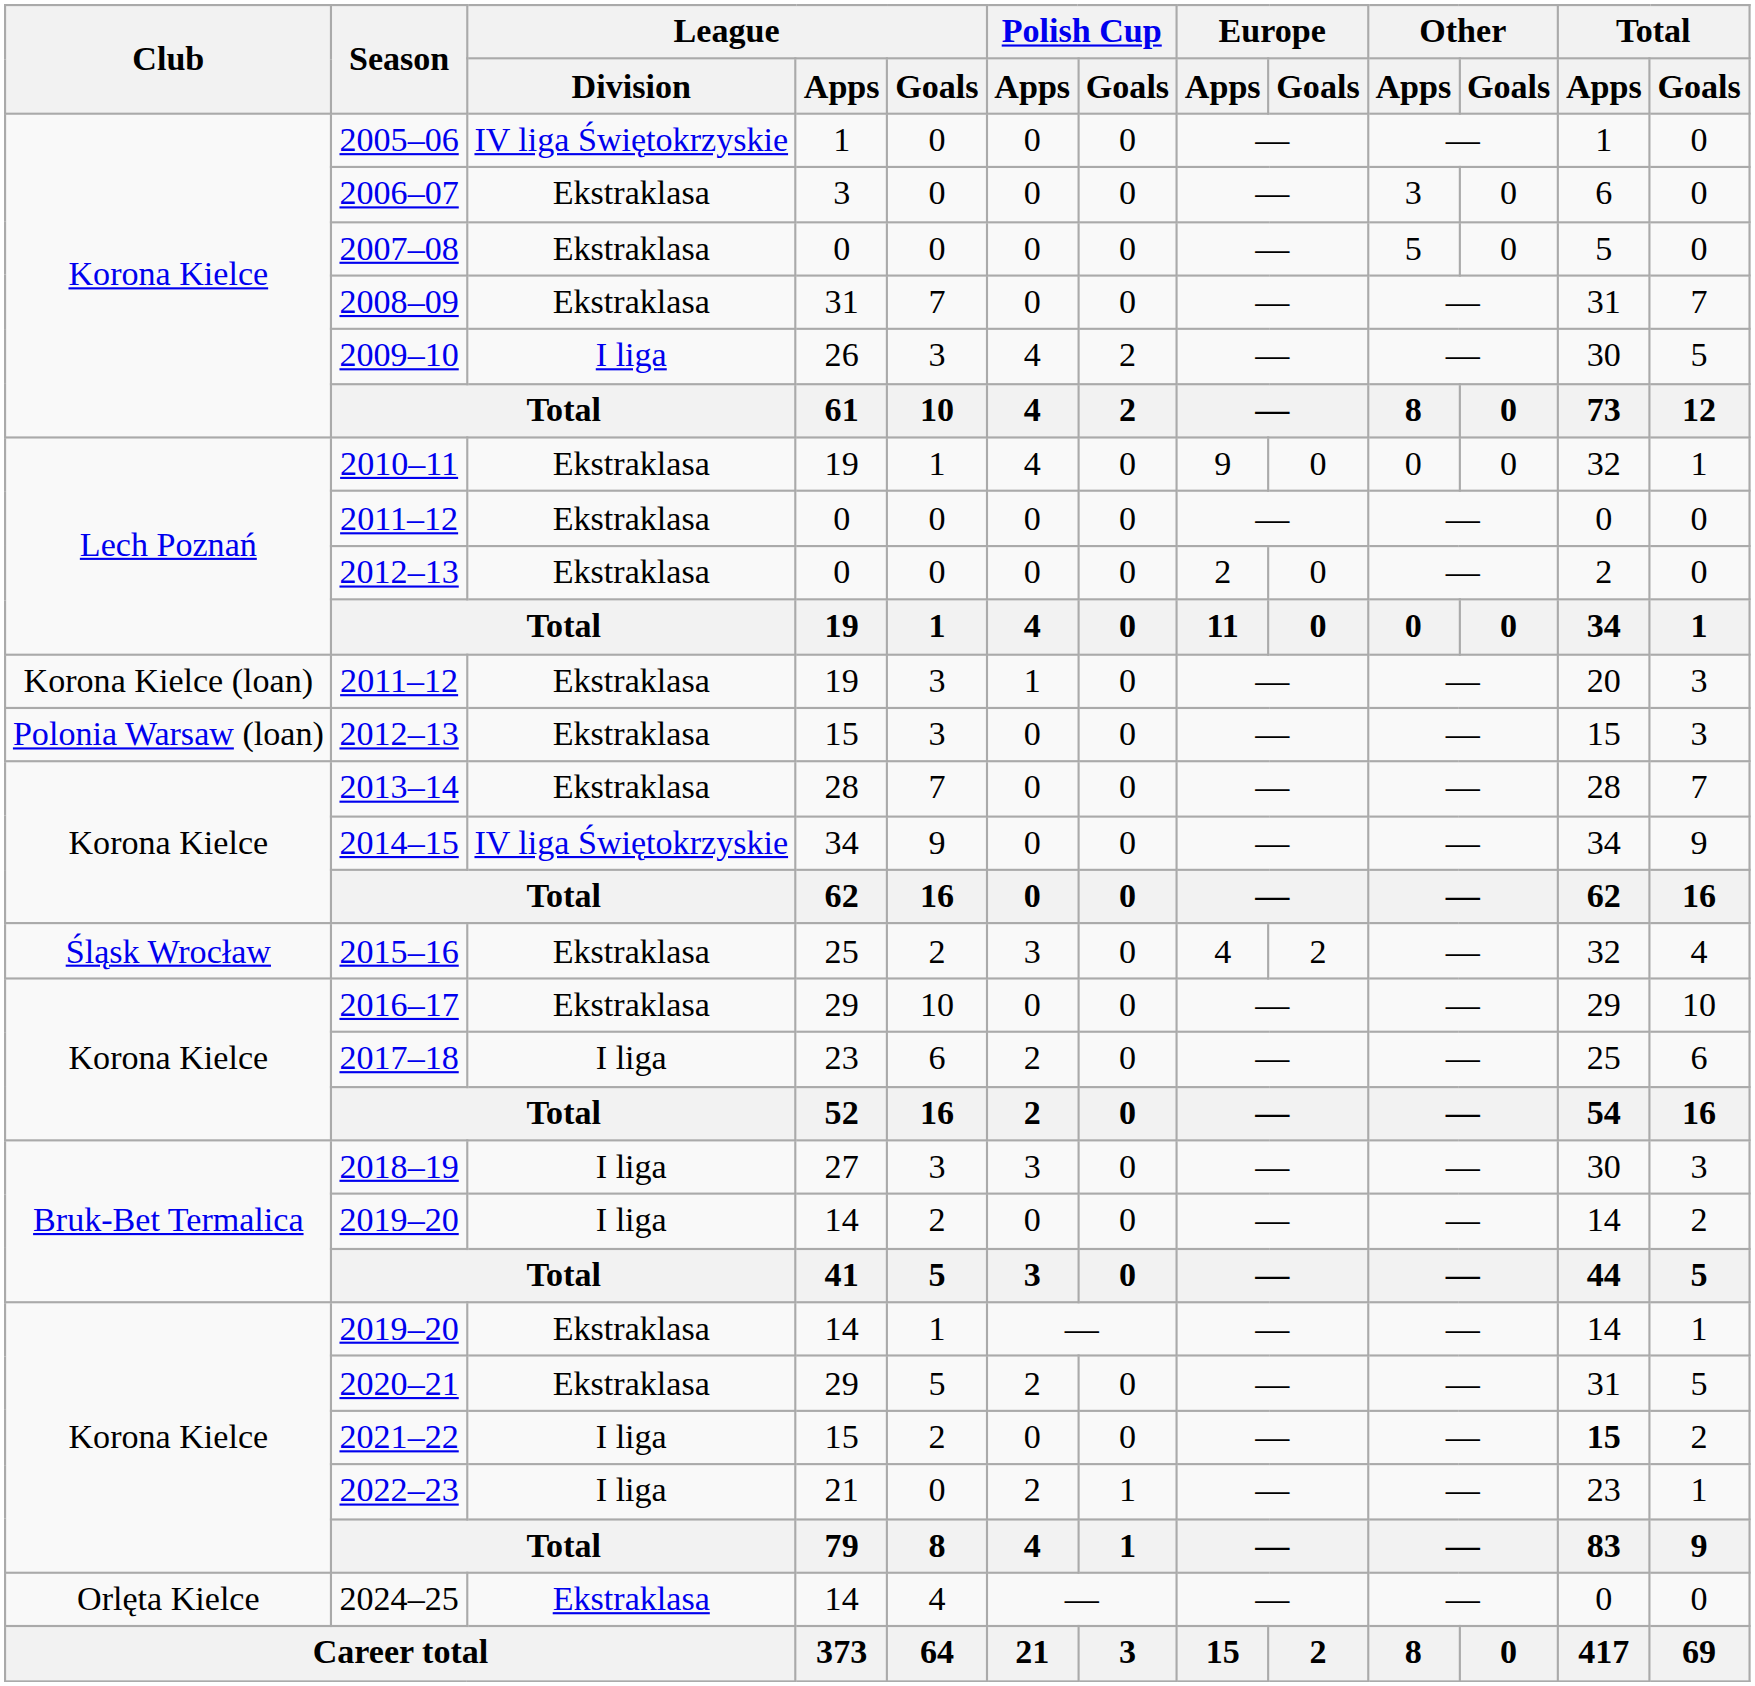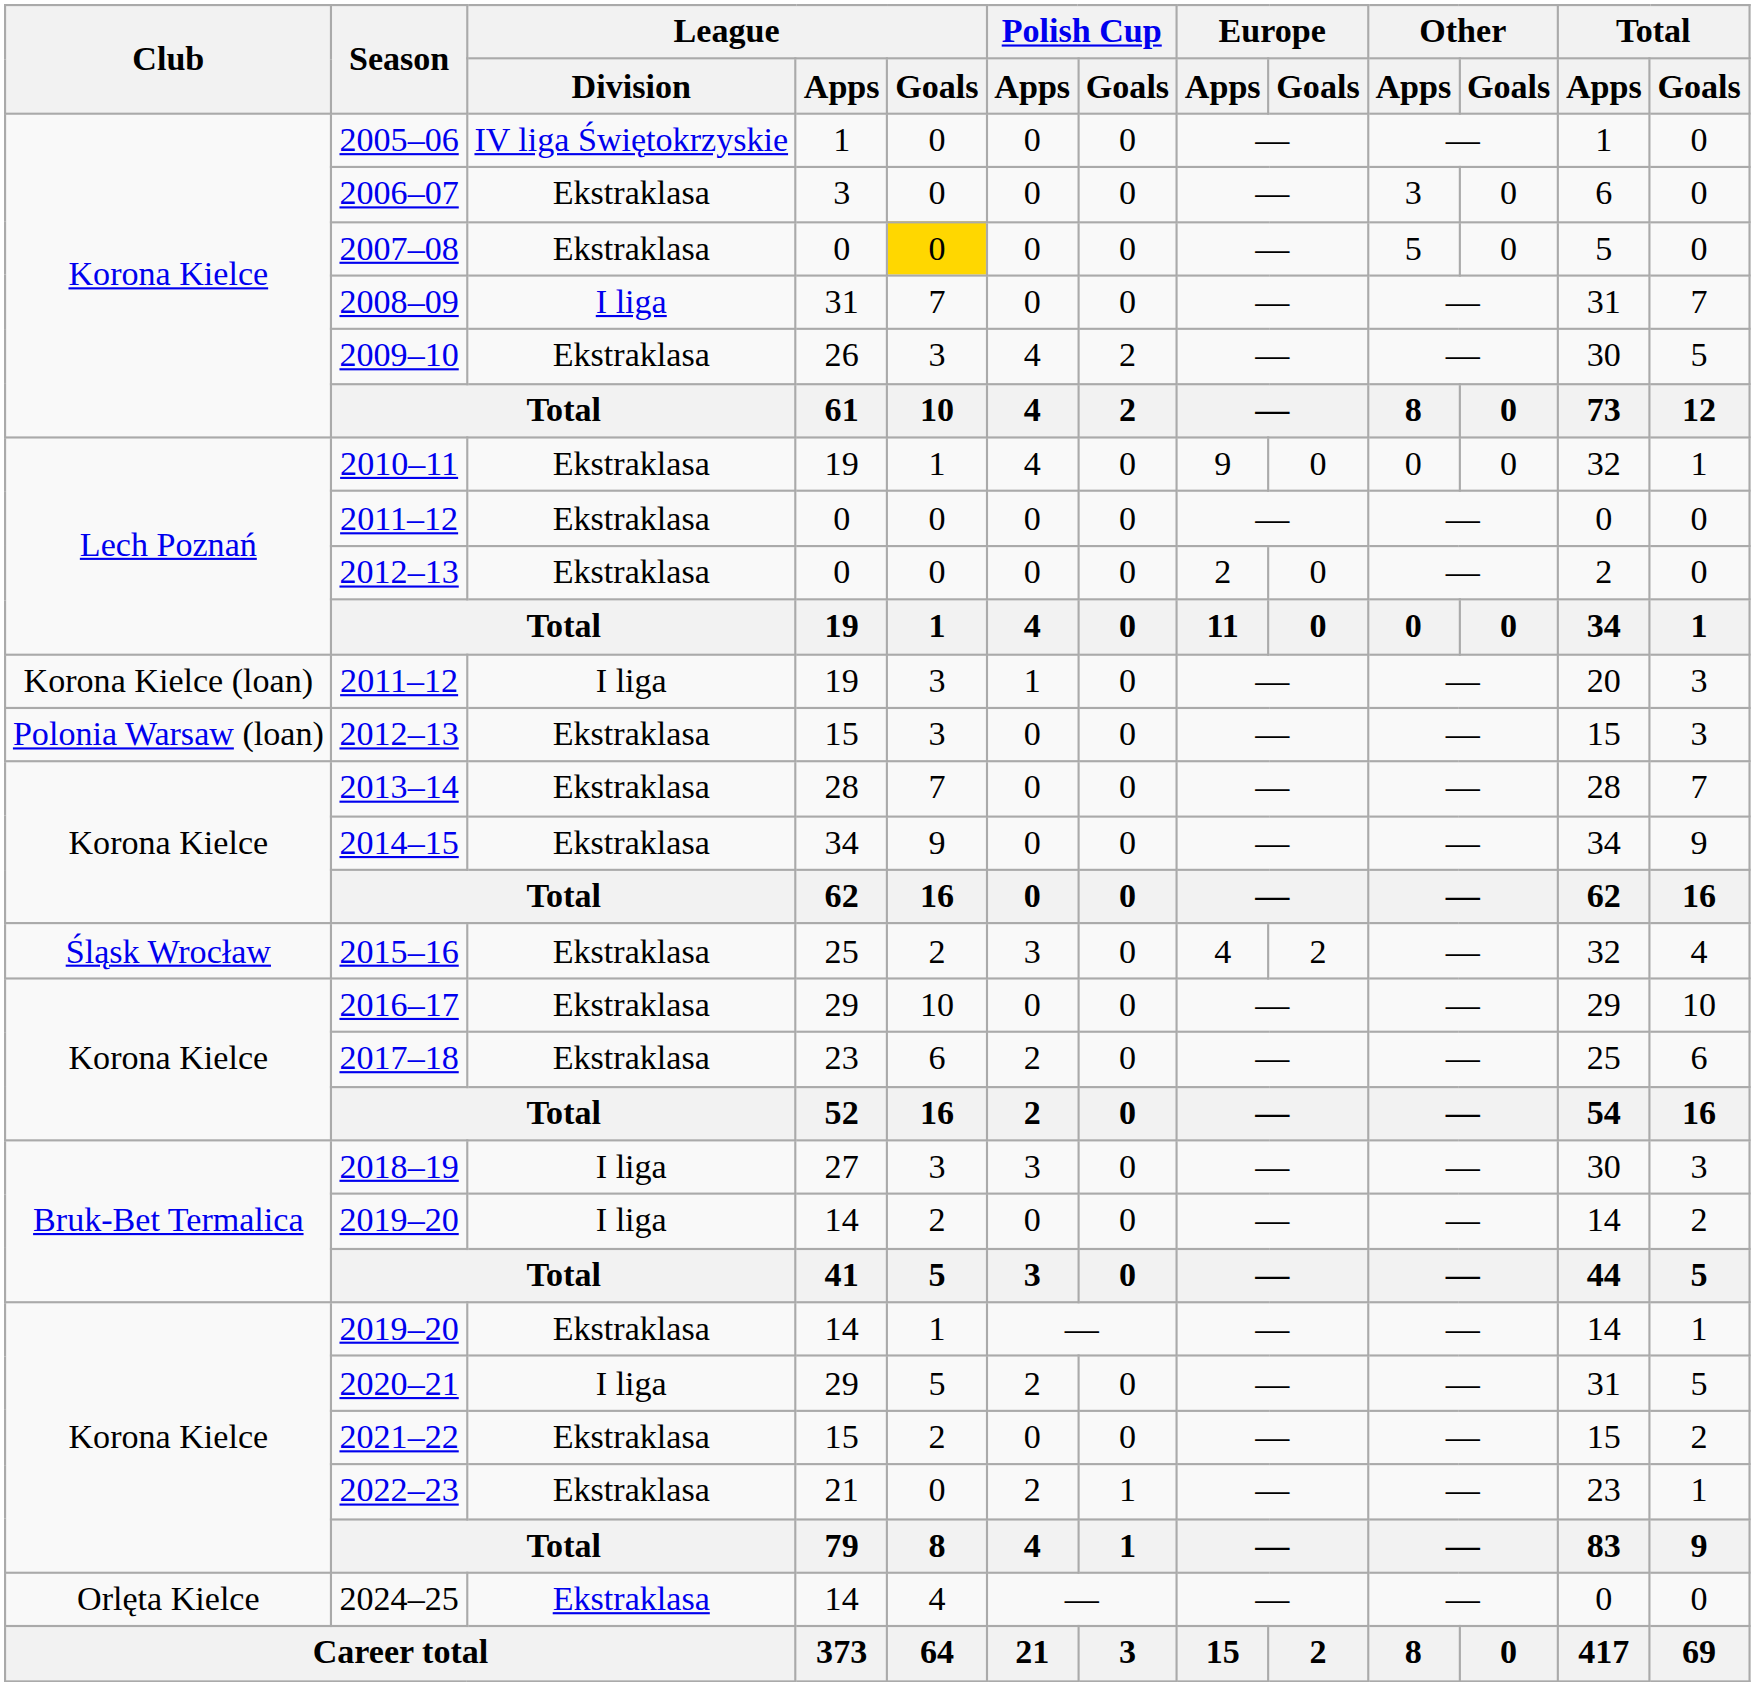(937, 247) no background -> (937, 247) gold background
(631, 301) Ekstraklasa -> (631, 301) I liga
(631, 355) I liga -> (631, 355) Ekstraklasa
(631, 680) Ekstraklasa -> (631, 680) I liga
(631, 842) IV liga Świętokrzyskie -> (631, 842) Ekstraklasa
(631, 1058) I liga -> (631, 1058) Ekstraklasa
(631, 1382) Ekstraklasa -> (631, 1382) I liga
(631, 1436) I liga -> (631, 1436) Ekstraklasa
(1604, 1436) bold -> (1604, 1436) normal
(631, 1490) I liga -> (631, 1490) Ekstraklasa
